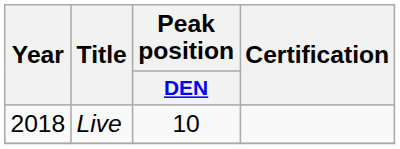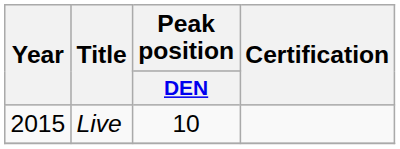(38, 123) 2018 -> (38, 123) 2015
